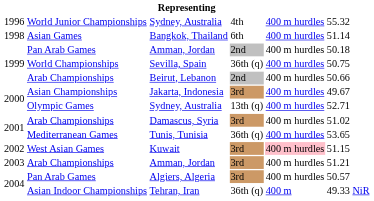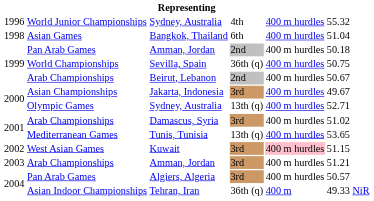(338, 36) 51.14 -> (338, 36) 51.04
(338, 78) 50.66 -> (338, 78) 50.67
(247, 134) 36th (q) -> (247, 134) 13th (q)
